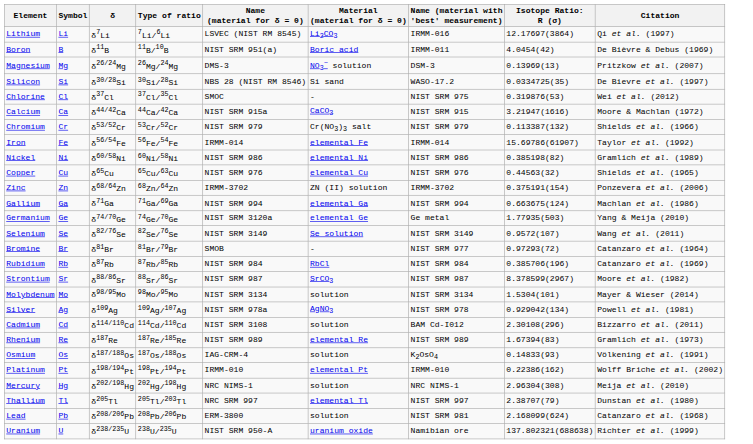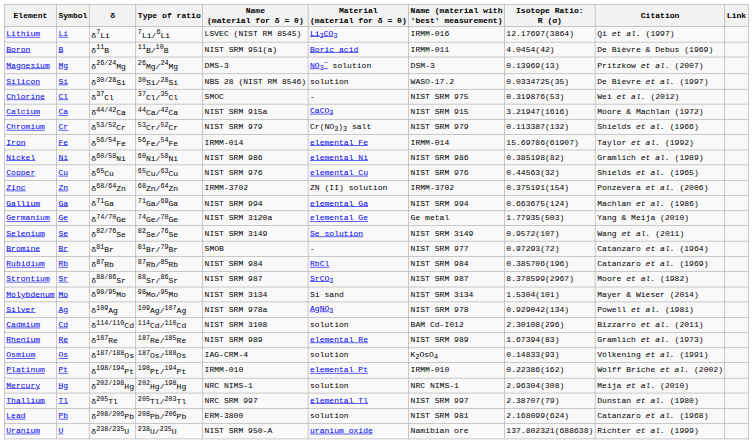+ column: (736, 16)
(327, 82) Si sand -> (329, 82) solution
(329, 294) solution -> (327, 294) Si sand
